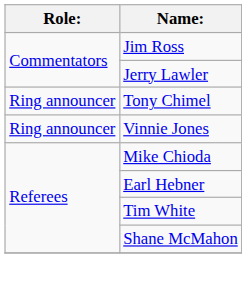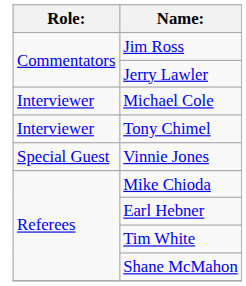+ row: (168, 101)
(62, 101) Ring announcer -> (56, 128) Interviewer
(62, 128) Ring announcer -> (63, 156) Special Guest
